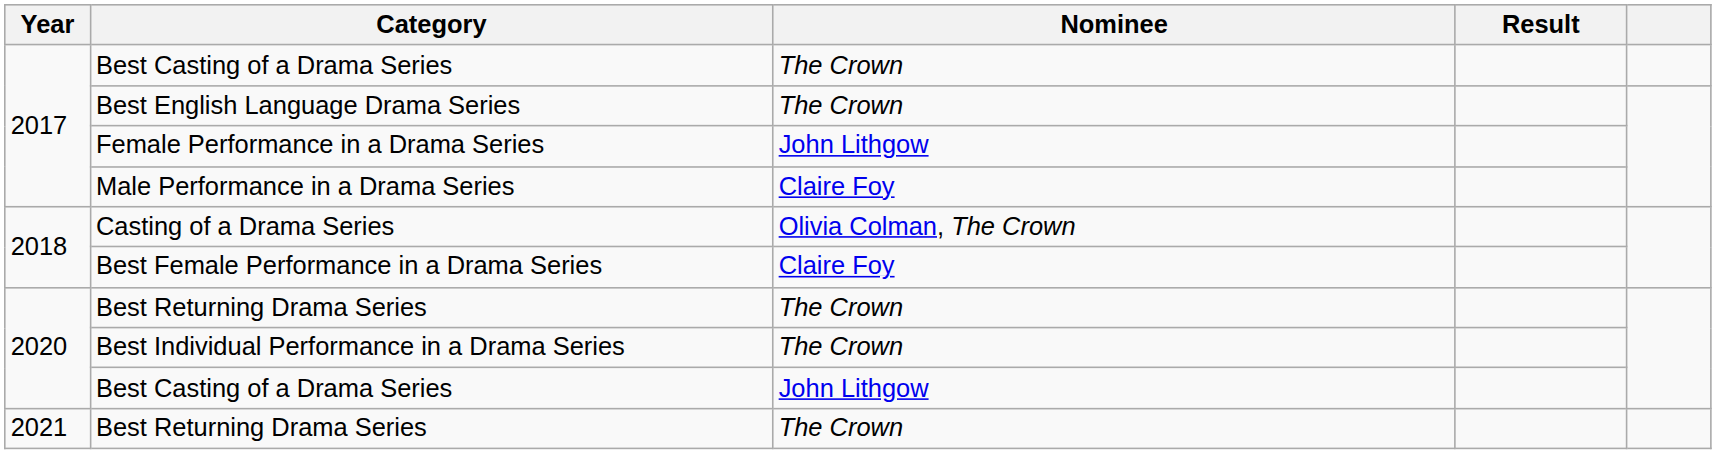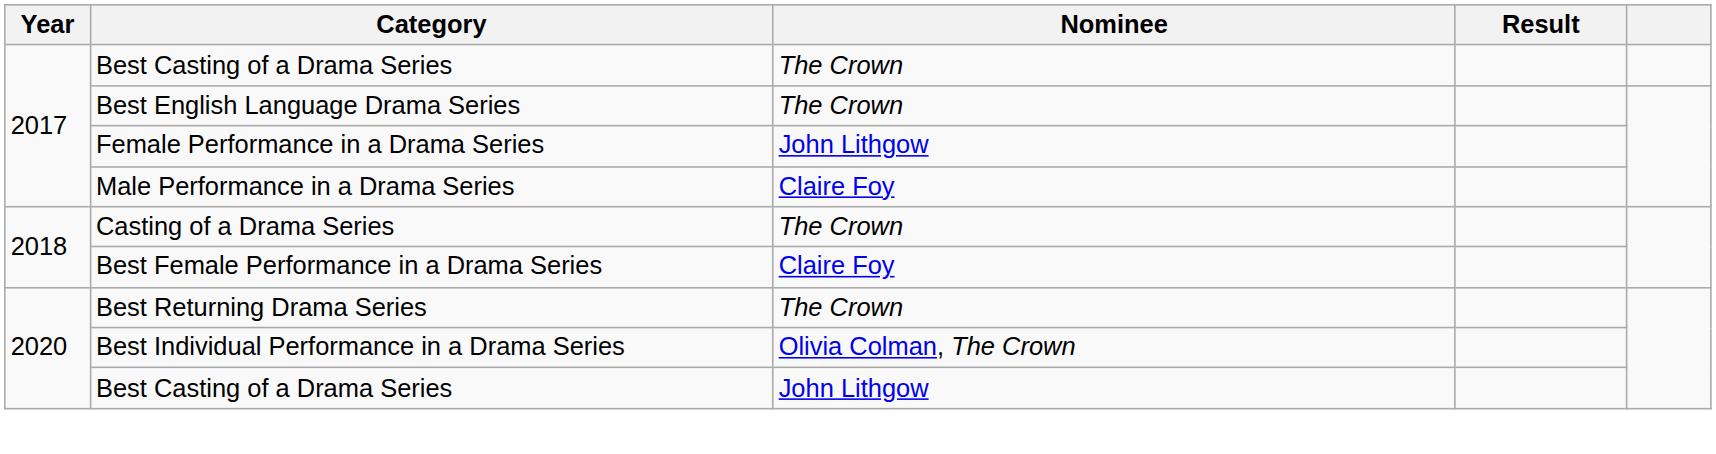(927, 226) Olivia Colman, The Crown -> (841, 226) The Crown
(841, 347) The Crown -> (927, 347) Olivia Colman, The Crown
- row: (39, 428)
